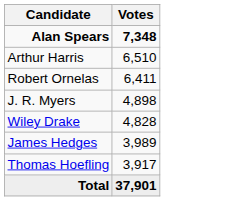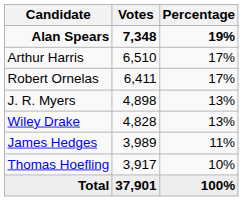+ column: (199, 15)
